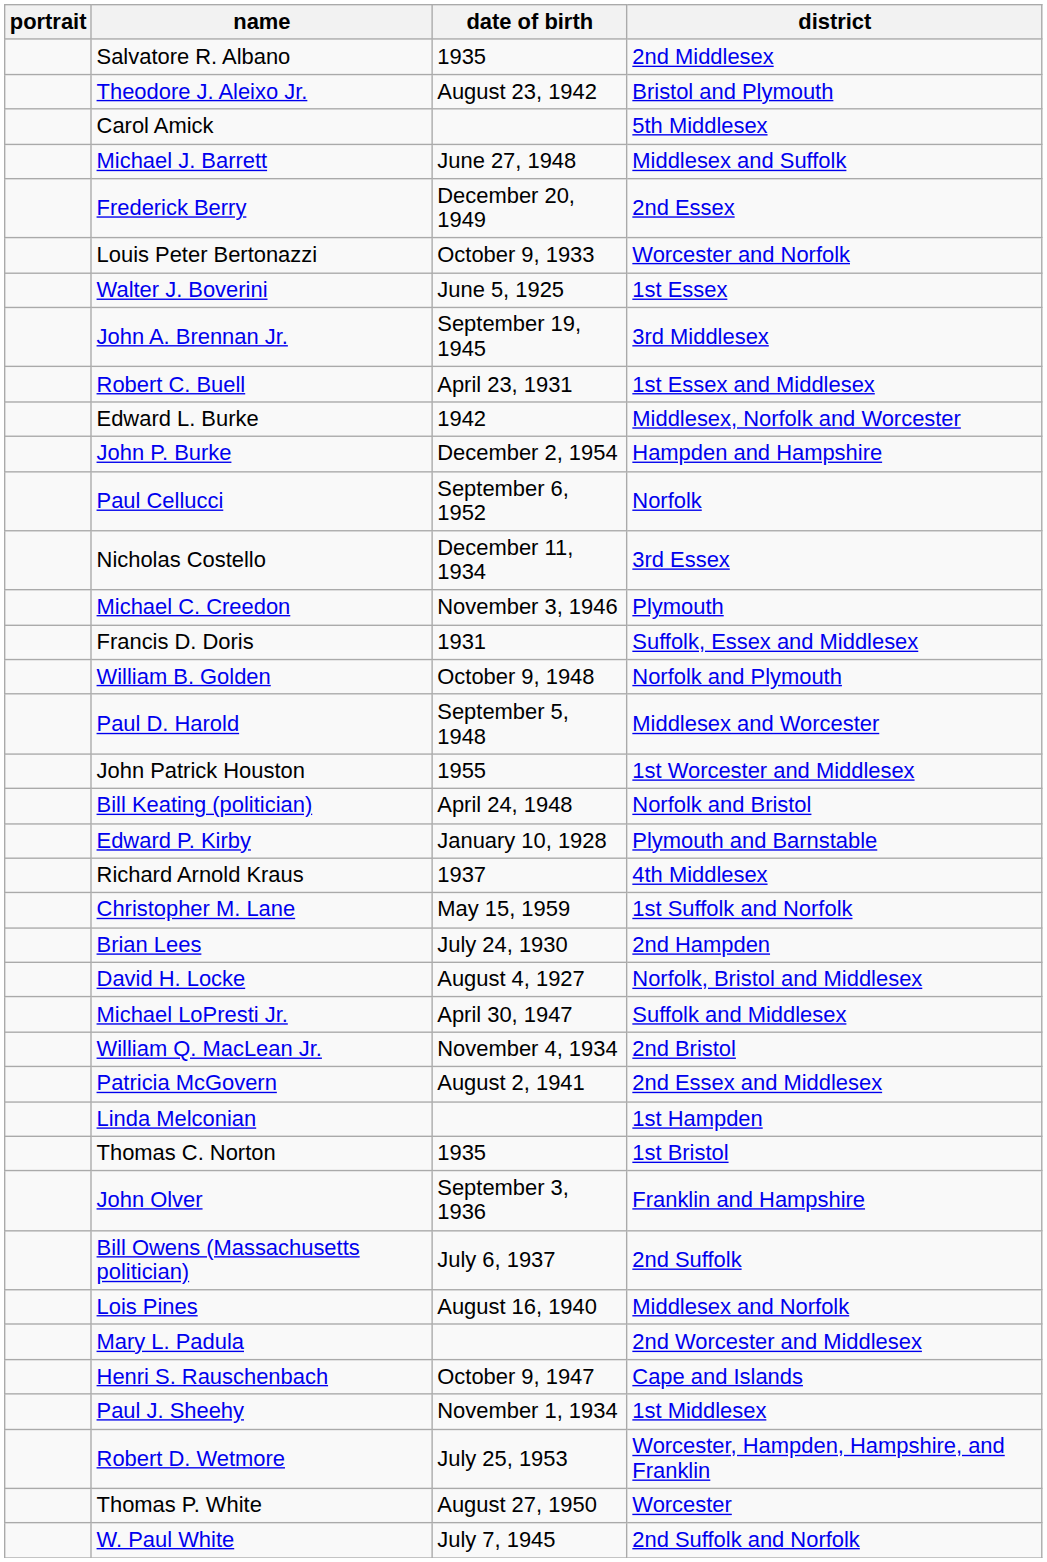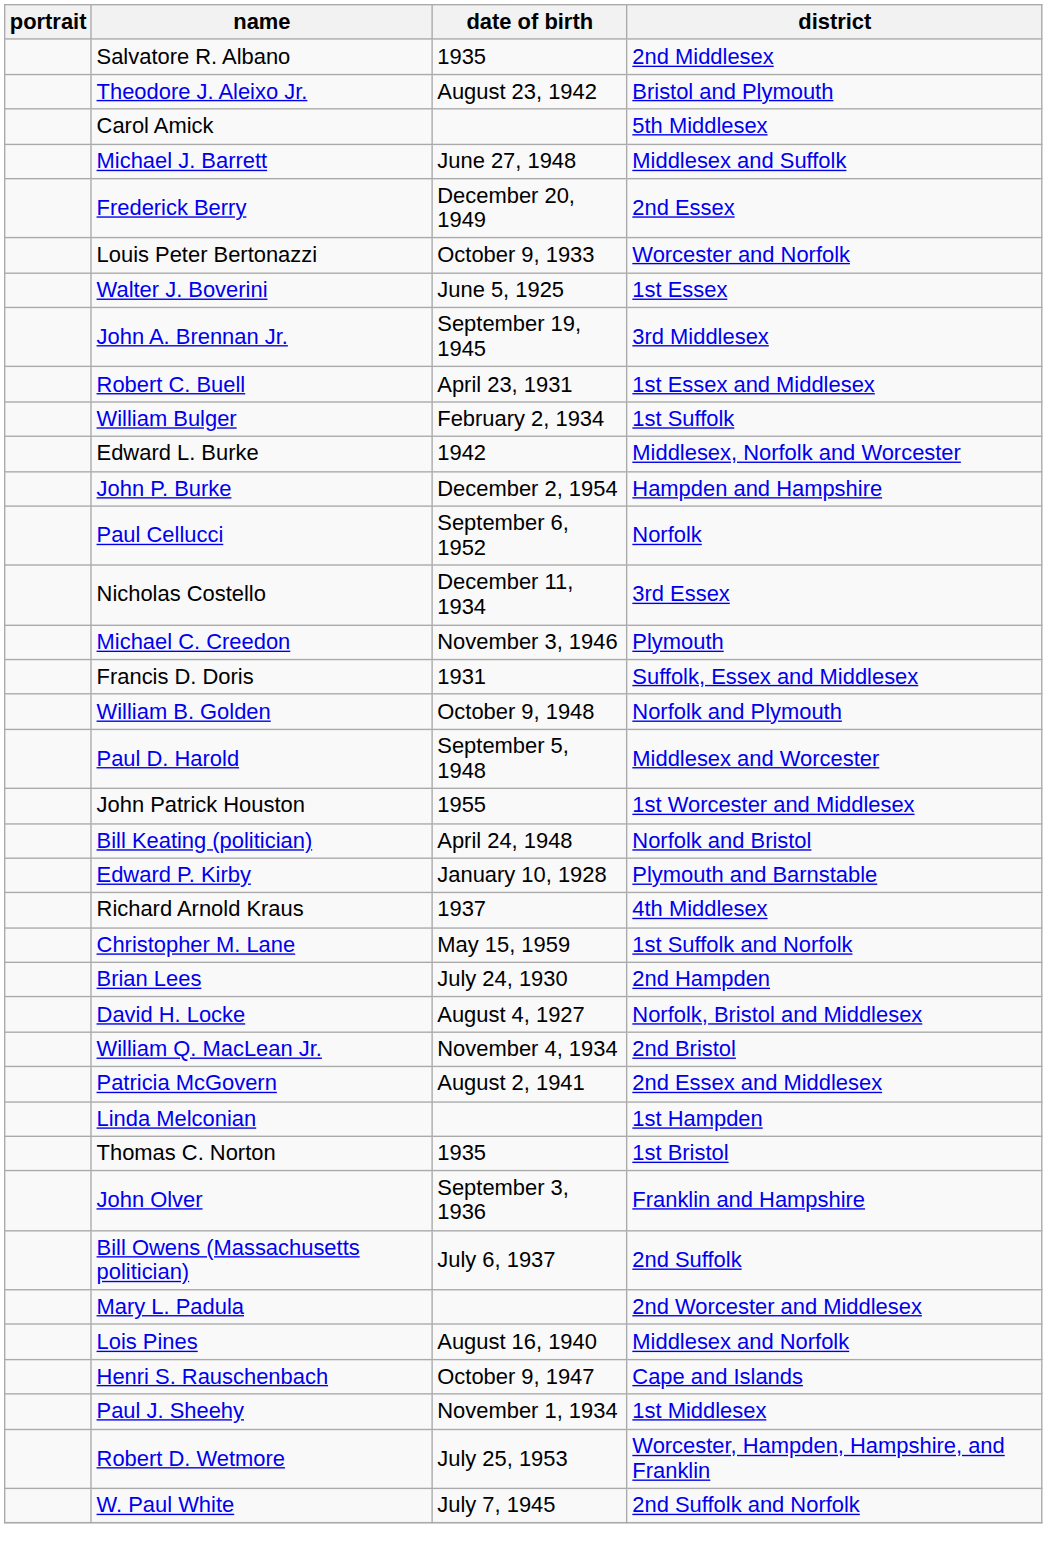+ row: (167, 418)
- row: (192, 1014)
rows swapped: (170, 1341) <-> (147, 1306)
- row: (179, 1505)
